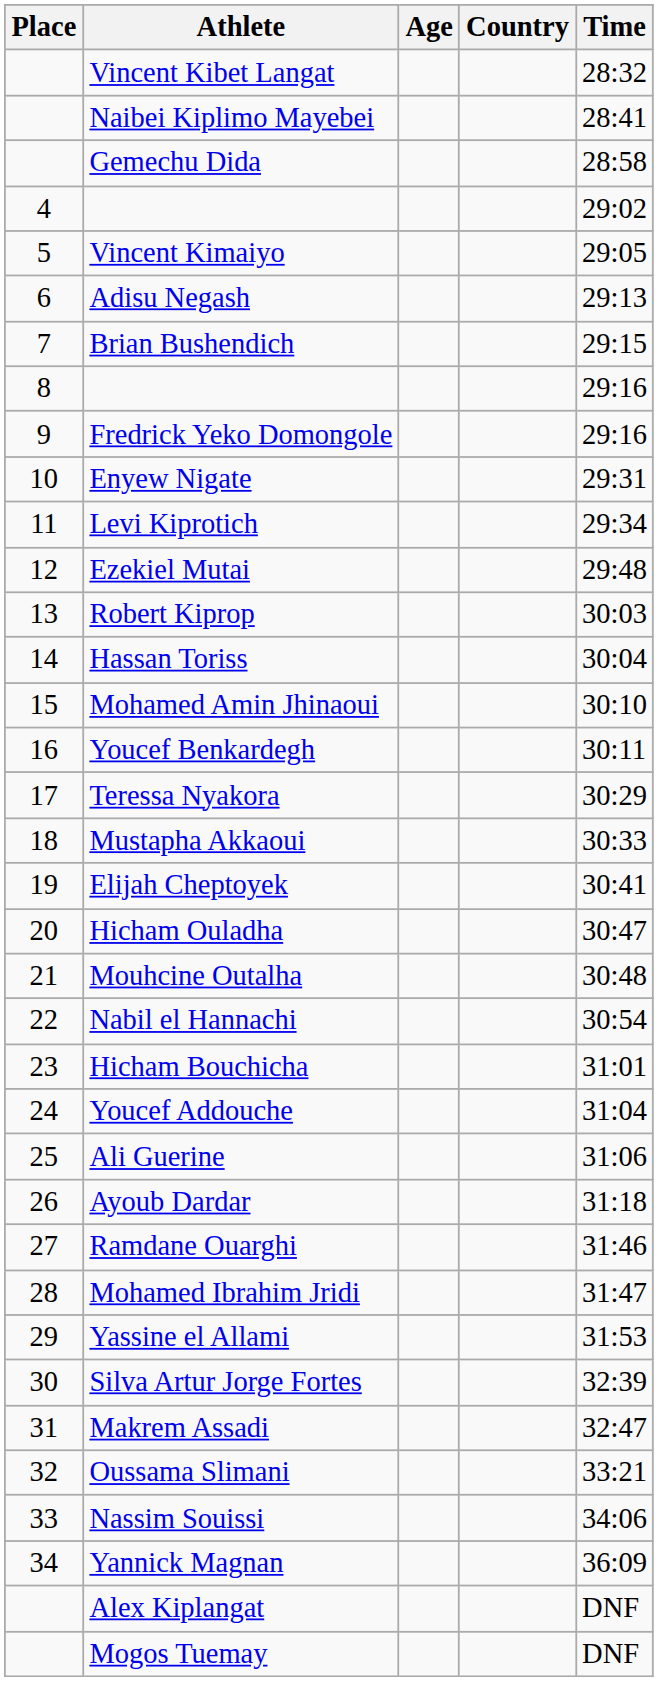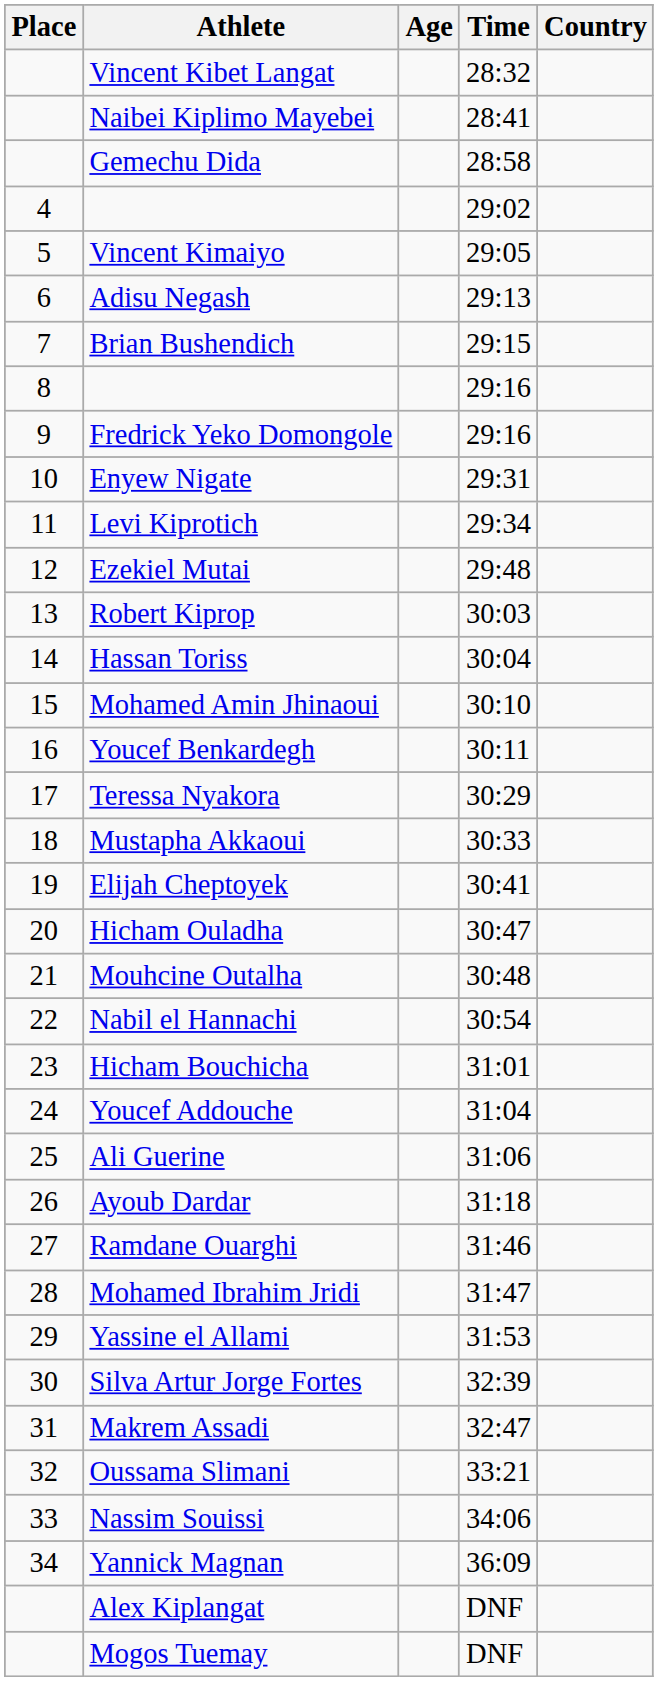columns swapped: (518, 27) <-> (615, 27)
